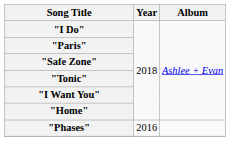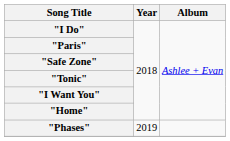(147, 128) 2016 -> (147, 128) 2019
